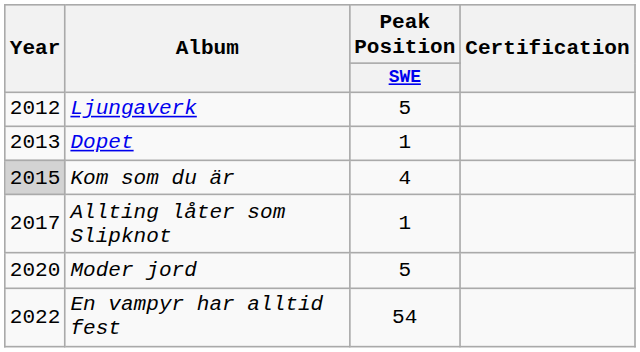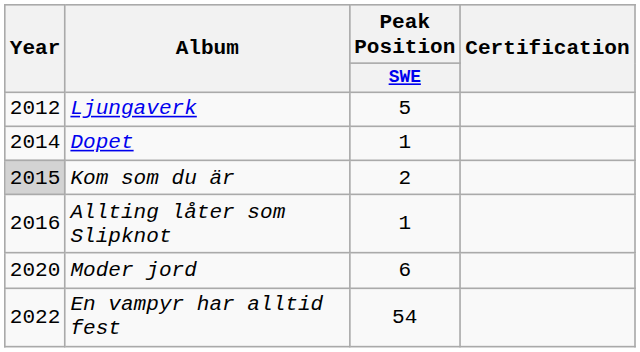(35, 143) 2013 -> (35, 143) 2014
(405, 177) 4 -> (405, 177) 2
(35, 224) 2017 -> (35, 224) 2016
(405, 270) 5 -> (405, 270) 6
